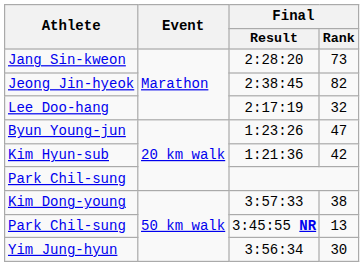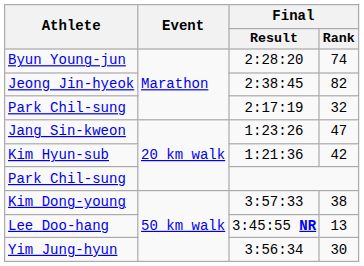(67, 61) Jang Sin-kweon -> (67, 61) Byun Young-jun
(339, 61) 73 -> (339, 61) 74
(58, 108) Lee Doo-hang -> (67, 108) Park Chil-sung
(67, 131) Byun Young-jun -> (67, 131) Jang Sin-kweon
(67, 226) Park Chil-sung -> (58, 226) Lee Doo-hang
